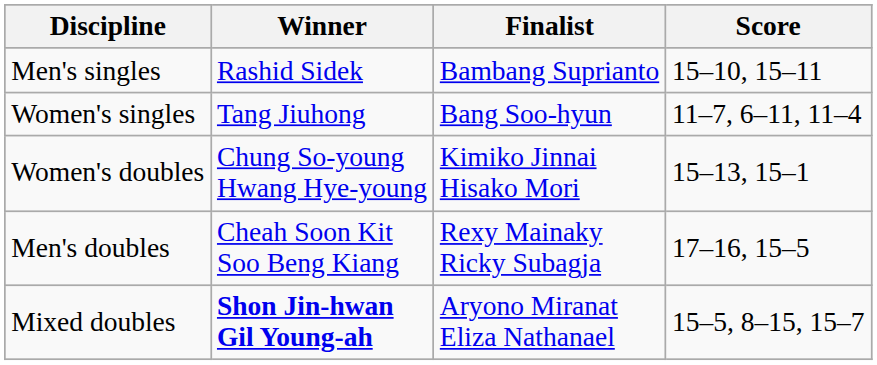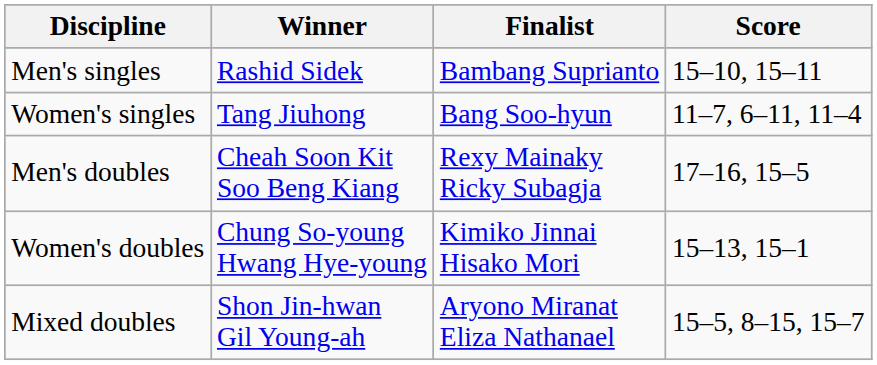rows swapped: (91, 247) <-> (108, 172)
(305, 321) bold -> (299, 321) normal
